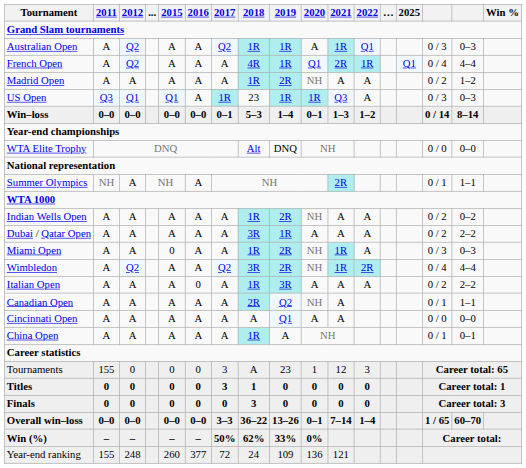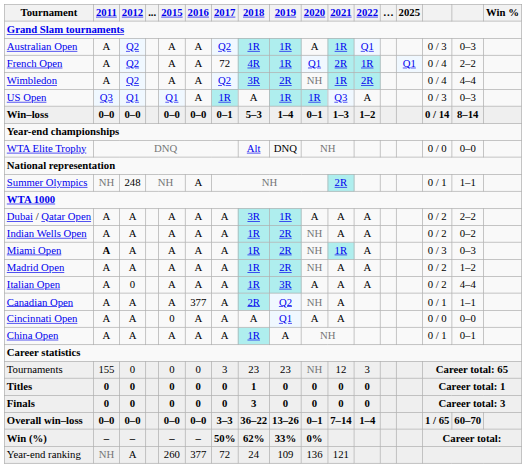(225, 64) A -> (225, 64) 72
(468, 64) 4–4 -> (468, 64) 2–2
rows swapped: (32, 268) <-> (36, 81)
(254, 98) 23 -> (254, 98) A
(133, 183) A -> (133, 183) 248
rows swapped: (49, 234) <-> (47, 217)
(106, 251) normal -> (106, 251) bold
(172, 251) 0 -> (172, 251) A
(133, 285) A -> (133, 285) 0
(198, 285) 0 -> (198, 285) A
(468, 285) 2–2 -> (468, 285) 4–4
(198, 302) A -> (198, 302) 377
(172, 319) A -> (172, 319) 0
(254, 370) A -> (254, 370) 23
(315, 370) 1 -> (314, 370) NH
(225, 387) 3 -> (225, 387) 0
(106, 455) 155 -> (106, 455) NH
(133, 455) 248 -> (133, 455) A
